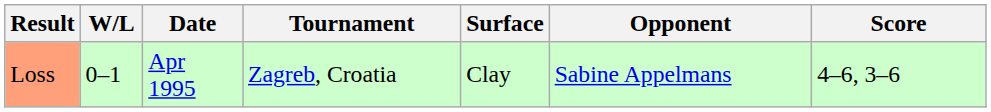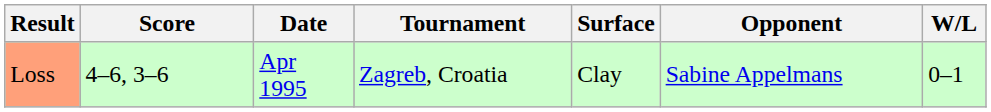columns swapped: (111, 23) <-> (899, 23)
